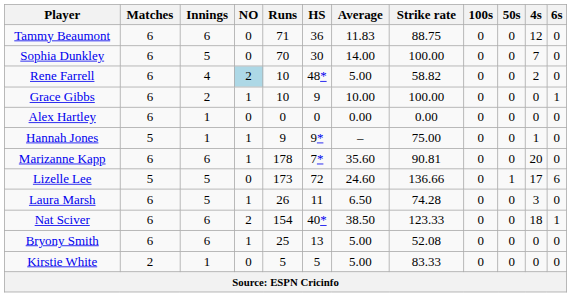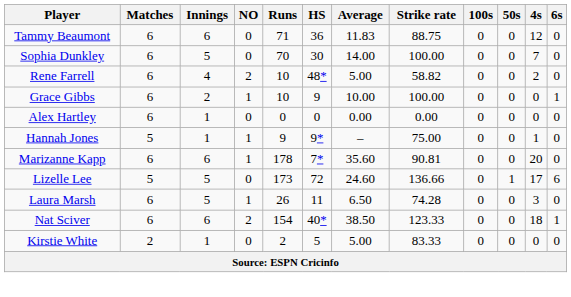(249, 76) lightblue background -> (249, 76) no background
- row: (62, 240)
(283, 261) 5 -> (283, 240) 2
